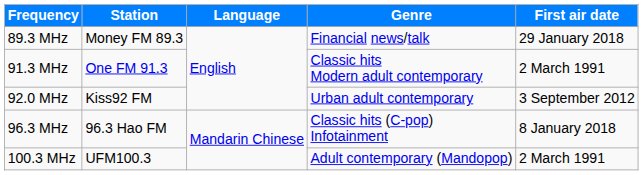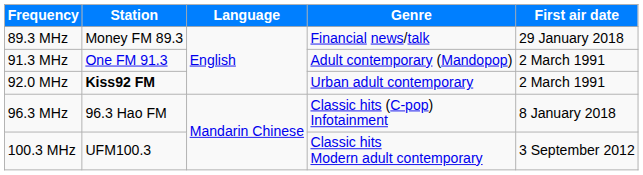(397, 68) Classic hits Modern adult contemporary -> (411, 60) Adult contemporary (Mandopop)
(119, 98) normal -> (120, 82) bold
(577, 98) 3 September 2012 -> (562, 82) 2 March 1991
(411, 158) Adult contemporary (Mandopop) -> (397, 151) Classic hits Modern adult contemporary
(562, 158) 2 March 1991 -> (577, 151) 3 September 2012
